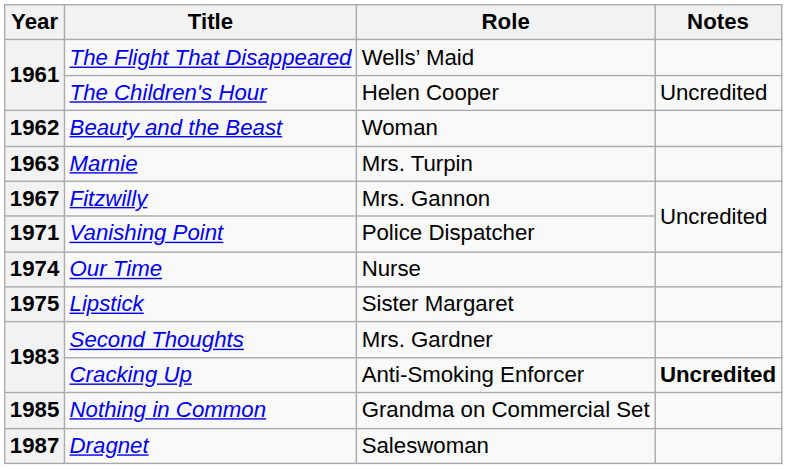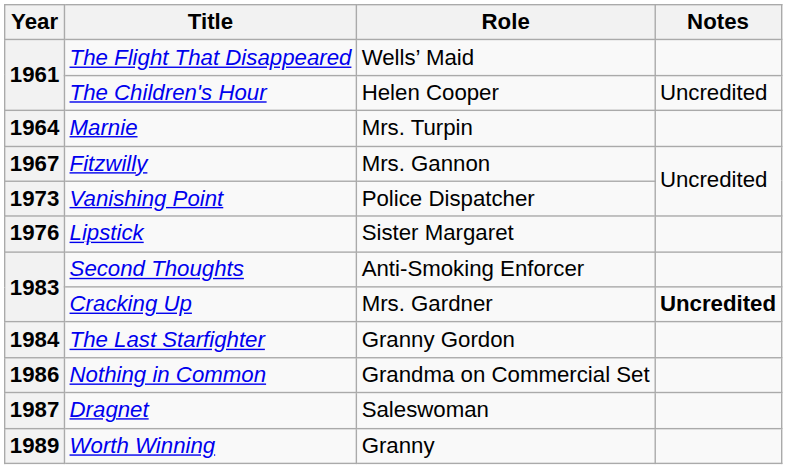- row: (176, 127)
(35, 163) 1963 -> (35, 127) 1964
(35, 233) 1971 -> (35, 198) 1973
- row: (116, 269)
(35, 304) 1975 -> (35, 233) 1976
(427, 339) Mrs. Gardner -> (473, 269) Anti-Smoking Enforcer
(473, 374) Anti-Smoking Enforcer -> (427, 304) Mrs. Gardner
+ row: (167, 339)
(35, 410) 1985 -> (35, 374) 1986
+ row: (142, 445)
